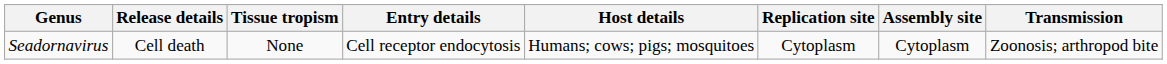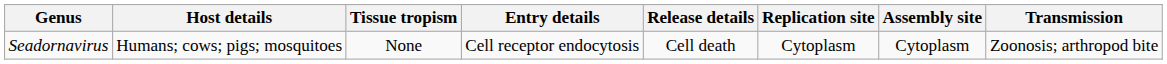columns swapped: (641, 18) <-> (170, 18)
